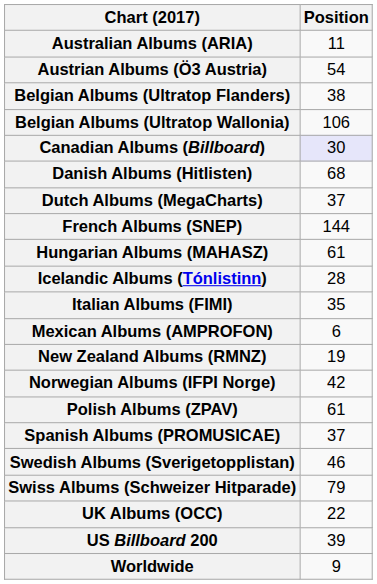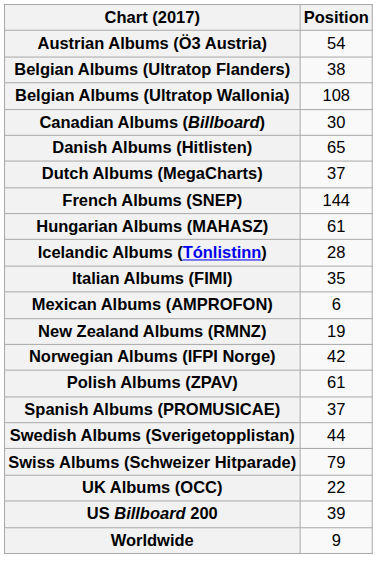- row: (152, 43)
(336, 122) 106 -> (336, 95) 108
(336, 148) lavender background -> (336, 122) no background
(336, 174) 68 -> (336, 148) 65
(336, 461) 46 -> (336, 435) 44
